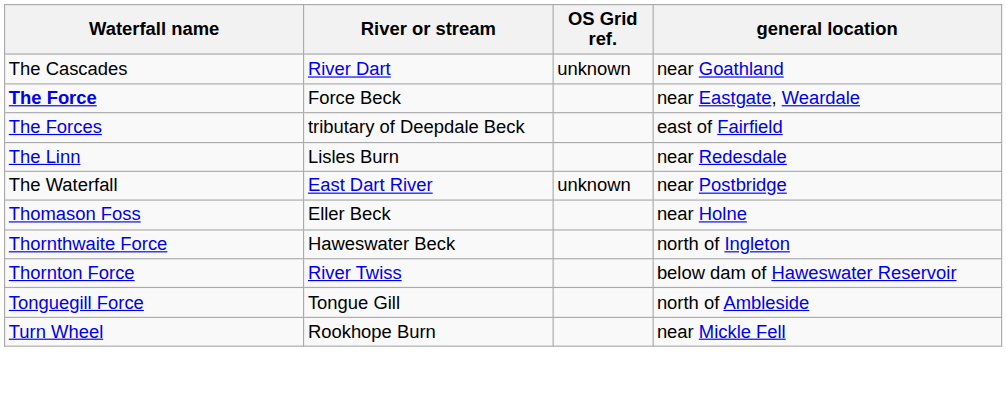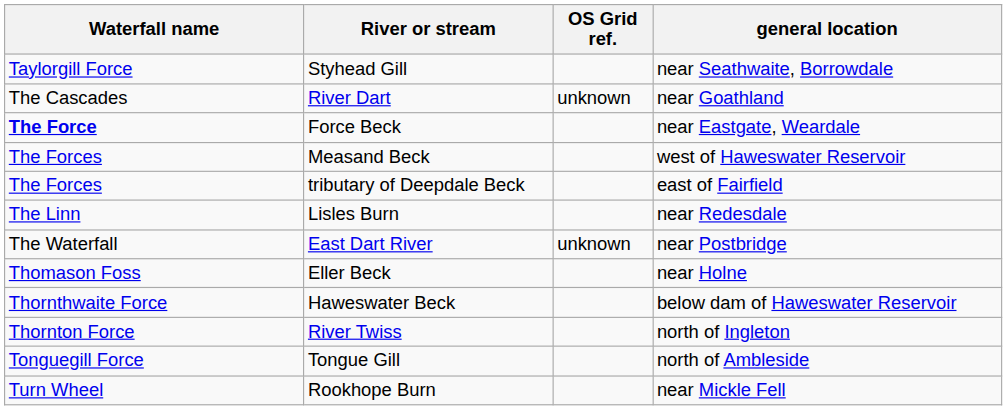+ row: (358, 68)
+ row: (369, 156)
(723, 244) north of Ingleton -> (807, 302) below dam of Haweswater Reservoir
(807, 273) below dam of Haweswater Reservoir -> (723, 331) north of Ingleton
